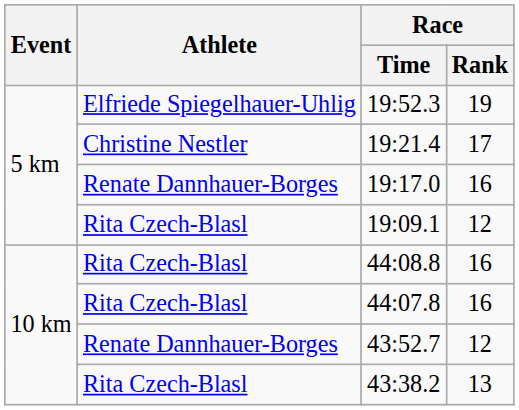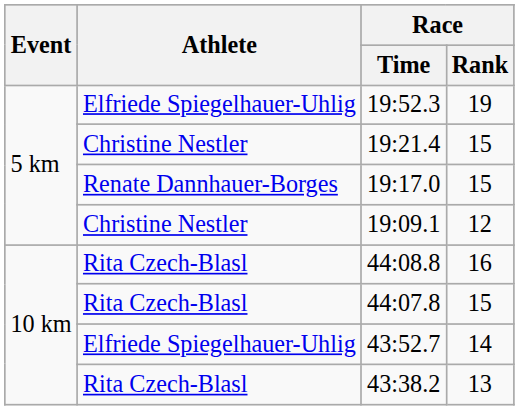(480, 144) 17 -> (480, 144) 15
(480, 184) 16 -> (480, 184) 15
(165, 224) Rita Czech-Blasl -> (165, 224) Christine Nestler
(480, 304) 16 -> (480, 304) 15
(210, 344) Renate Dannhauer-Borges -> (219, 344) Elfriede Spiegelhauer-Uhlig
(480, 344) 12 -> (480, 344) 14
